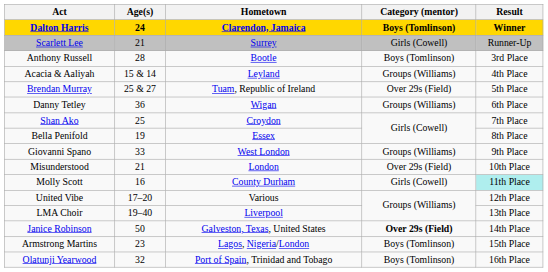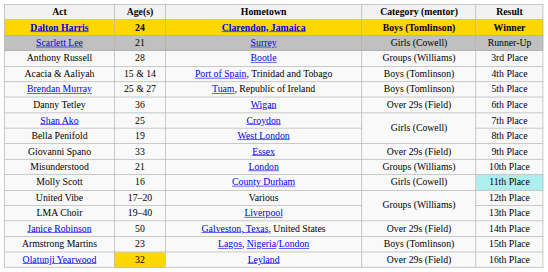(419, 58) Boys (Tomlinson) -> (419, 58) Groups (Williams)
(264, 74) Leyland -> (264, 74) Port of Spain, Trinidad and Tobago
(419, 74) Groups (Williams) -> (419, 74) Boys (Tomlinson)
(419, 89) Over 29s (Field) -> (419, 89) Boys (Tomlinson)
(419, 105) Groups (Williams) -> (419, 105) Over 29s (Field)
(264, 136) Essex -> (264, 136) West London
(264, 151) West London -> (264, 151) Essex
(419, 151) Groups (Williams) -> (419, 151) Over 29s (Field)
(419, 167) Over 29s (Field) -> (419, 167) Groups (Williams)
(419, 228) bold -> (419, 228) normal
(140, 259) no background -> (140, 259) gold background
(264, 259) Port of Spain, Trinidad and Tobago -> (264, 259) Leyland
(419, 259) Boys (Tomlinson) -> (419, 259) Over 29s (Field)
